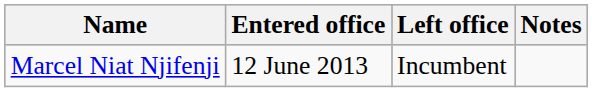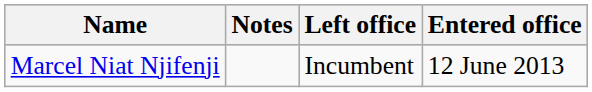columns swapped: (308, 24) <-> (551, 24)
